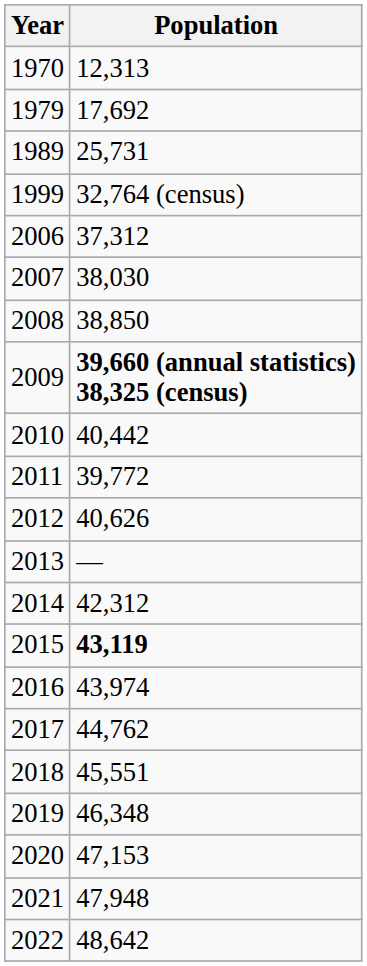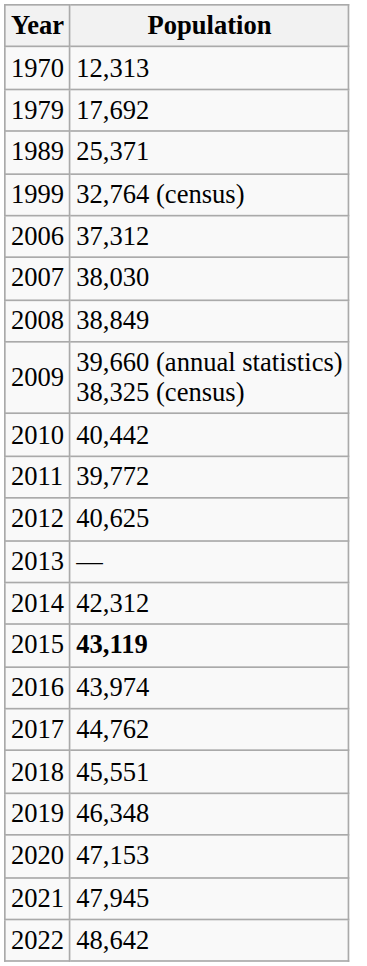(113, 151) 25,731 -> (113, 151) 25,371
(113, 320) 38,850 -> (113, 320) 38,849
(216, 377) bold -> (209, 377) normal
(113, 518) 40,626 -> (113, 518) 40,625
(113, 897) 47,948 -> (113, 897) 47,945
